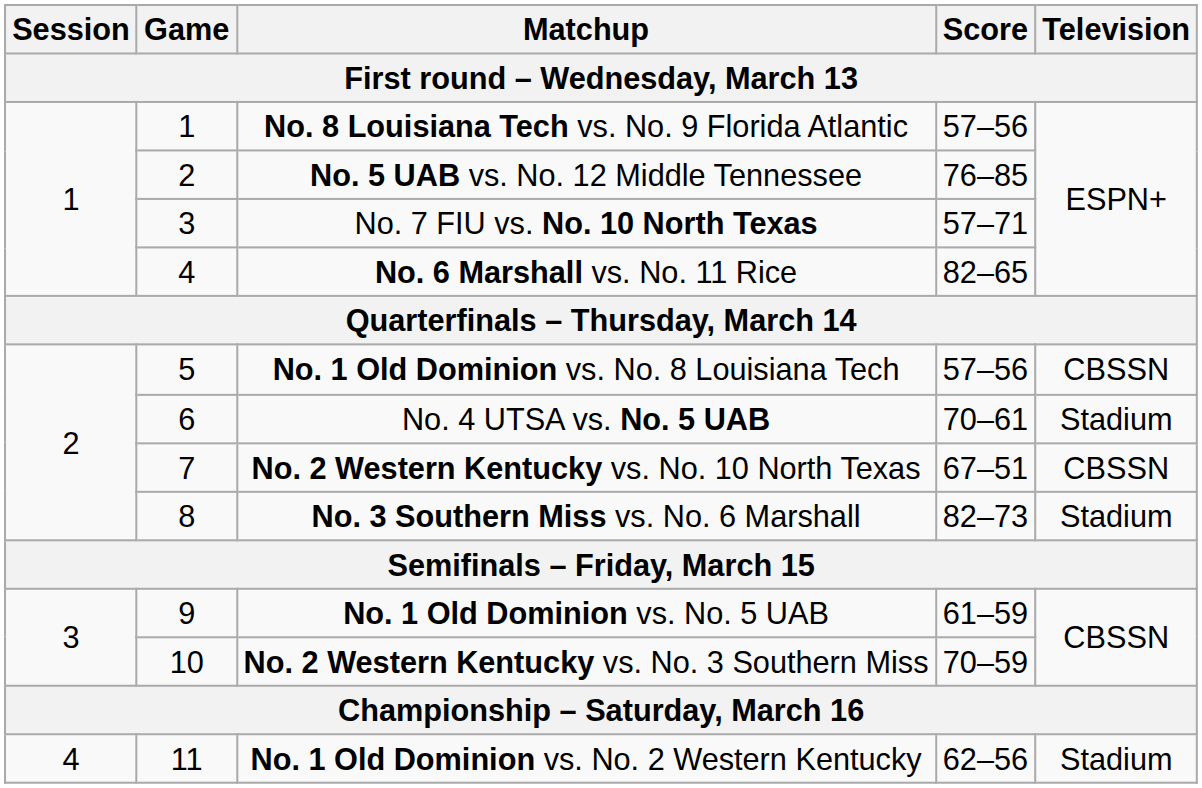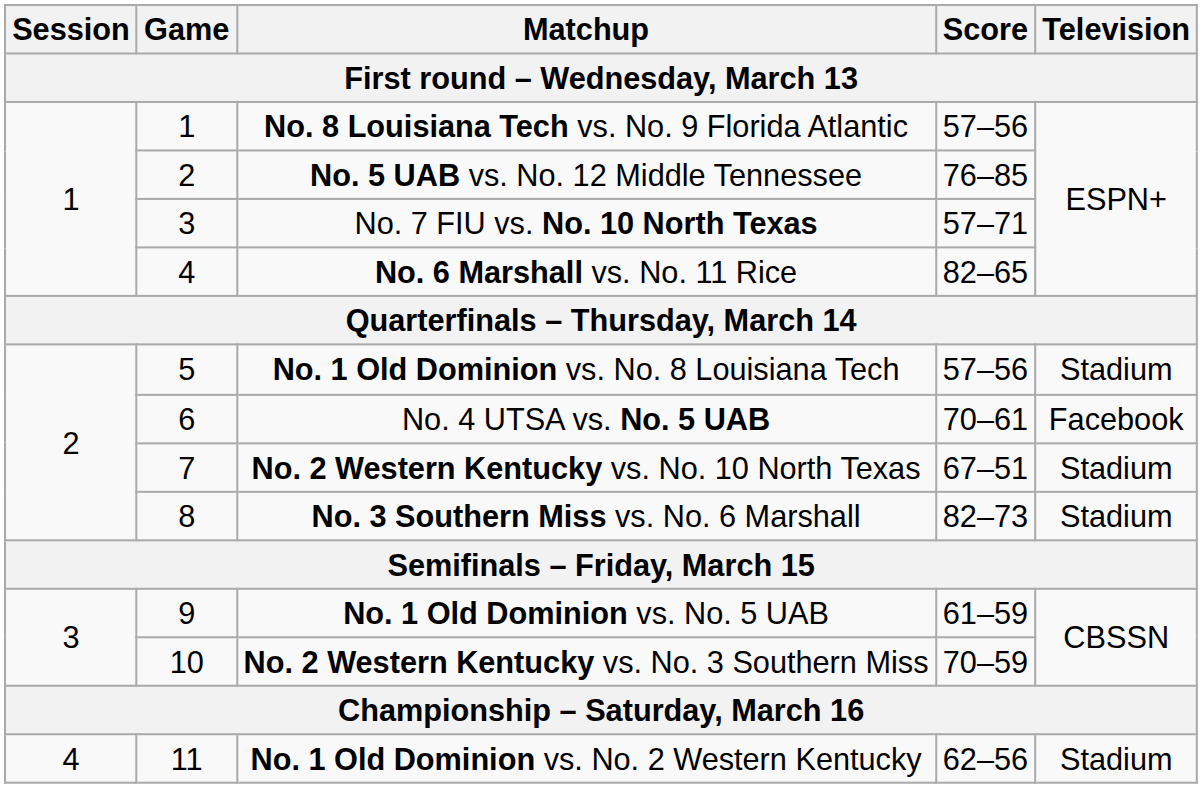(1116, 370) CBSSN -> (1116, 370) Stadium
(1116, 418) Stadium -> (1116, 418) Facebook
(1116, 467) CBSSN -> (1116, 467) Stadium
